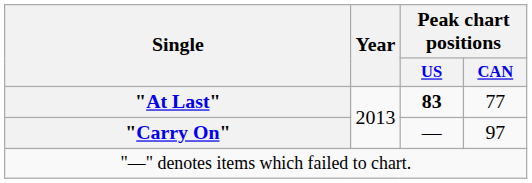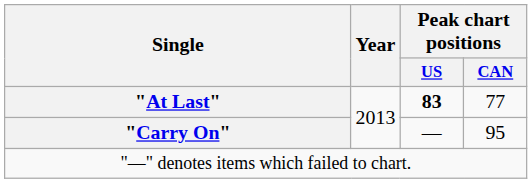(495, 133) 97 -> (495, 133) 95
